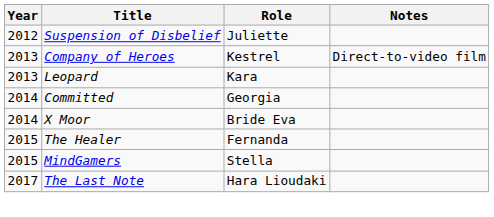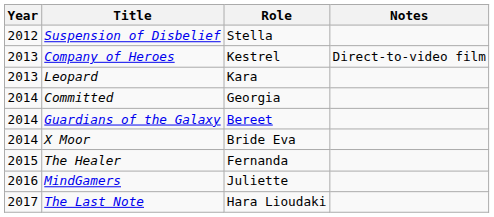(257, 36) Juliette -> (250, 36) Stella
+ row: (132, 119)
(23, 160) 2015 -> (23, 181) 2016
(250, 160) Stella -> (257, 181) Juliette
